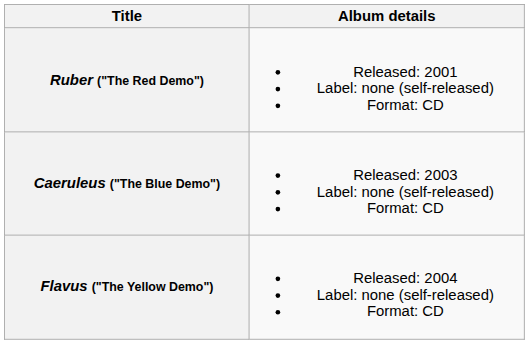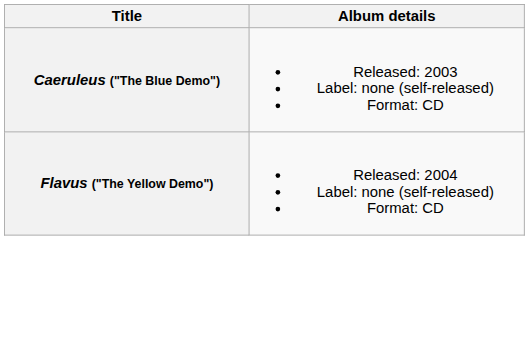- row: (127, 79)
